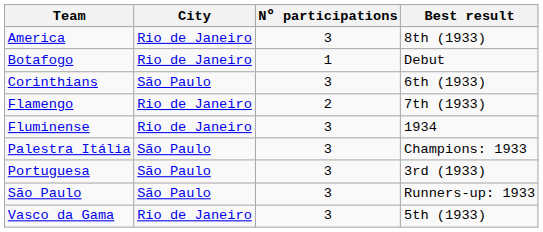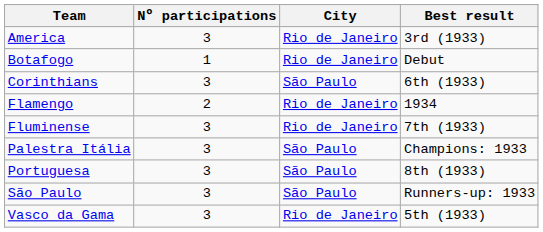columns swapped: (194, 16) <-> (328, 16)
(445, 38) 8th (1933) -> (445, 38) 3rd (1933)
(445, 105) 7th (1933) -> (420, 105) 1934
(420, 127) 1934 -> (445, 127) 7th (1933)
(445, 171) 3rd (1933) -> (445, 171) 8th (1933)
